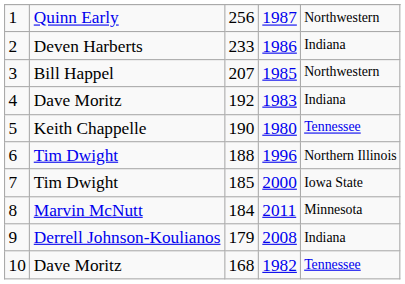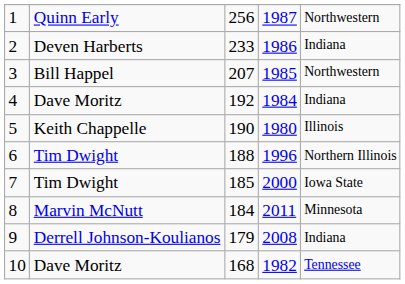(280, 100) 1983 -> (280, 100) 1984
(332, 127) Tennessee -> (324, 127) Illinois
